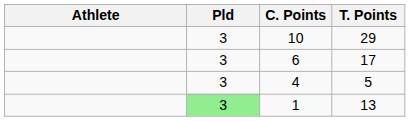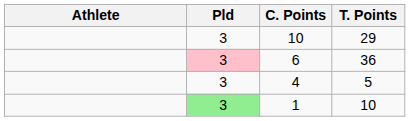(223, 60) no background -> (223, 60) pink background
(368, 60) 17 -> (368, 60) 36
(368, 104) 13 -> (368, 104) 10
